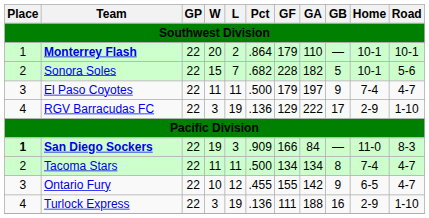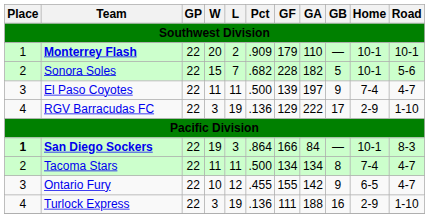(260, 52) .864 -> (260, 52) .909
(287, 90) 179 -> (287, 90) 139
(260, 147) .909 -> (260, 147) .864
(369, 147) 11-0 -> (369, 147) 10-1
